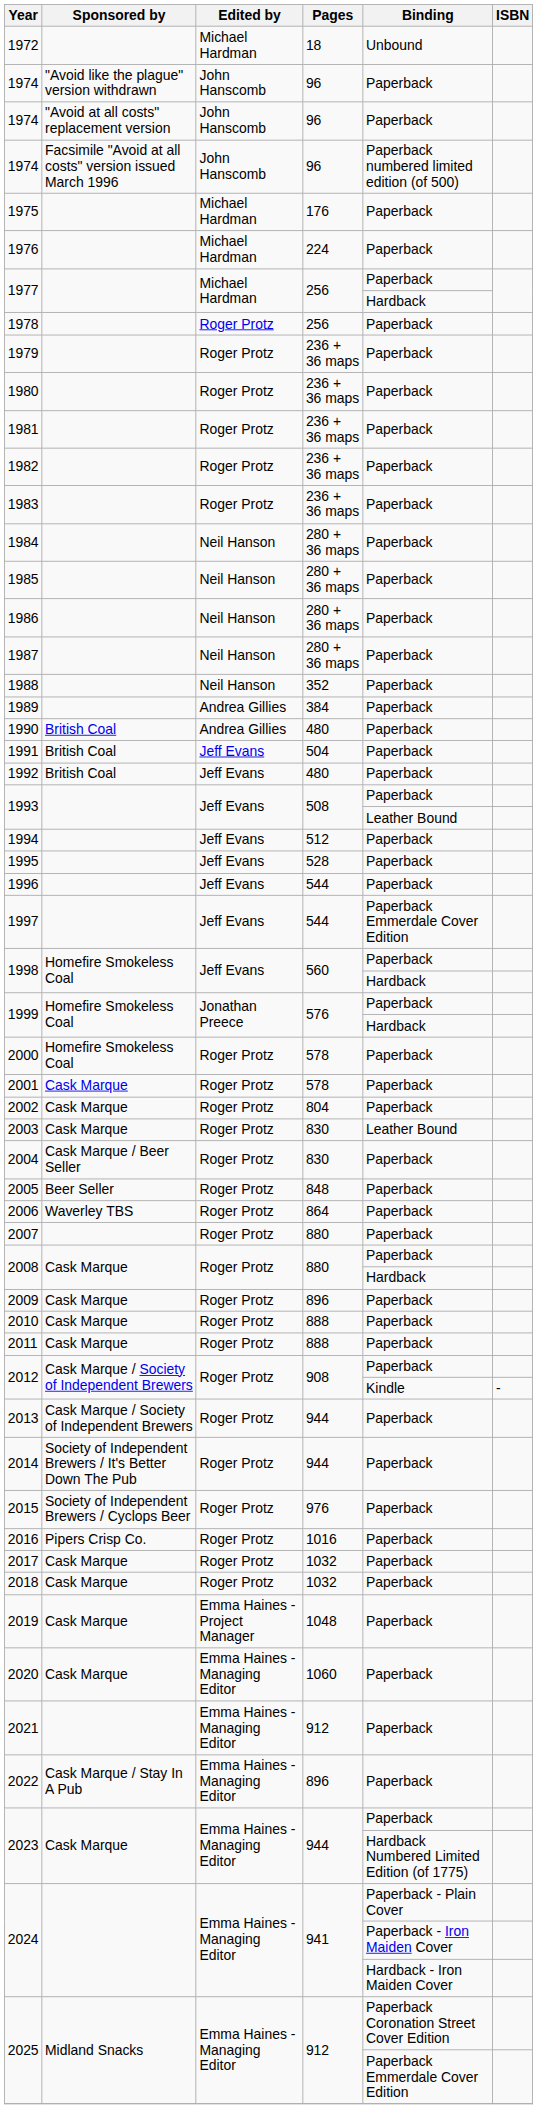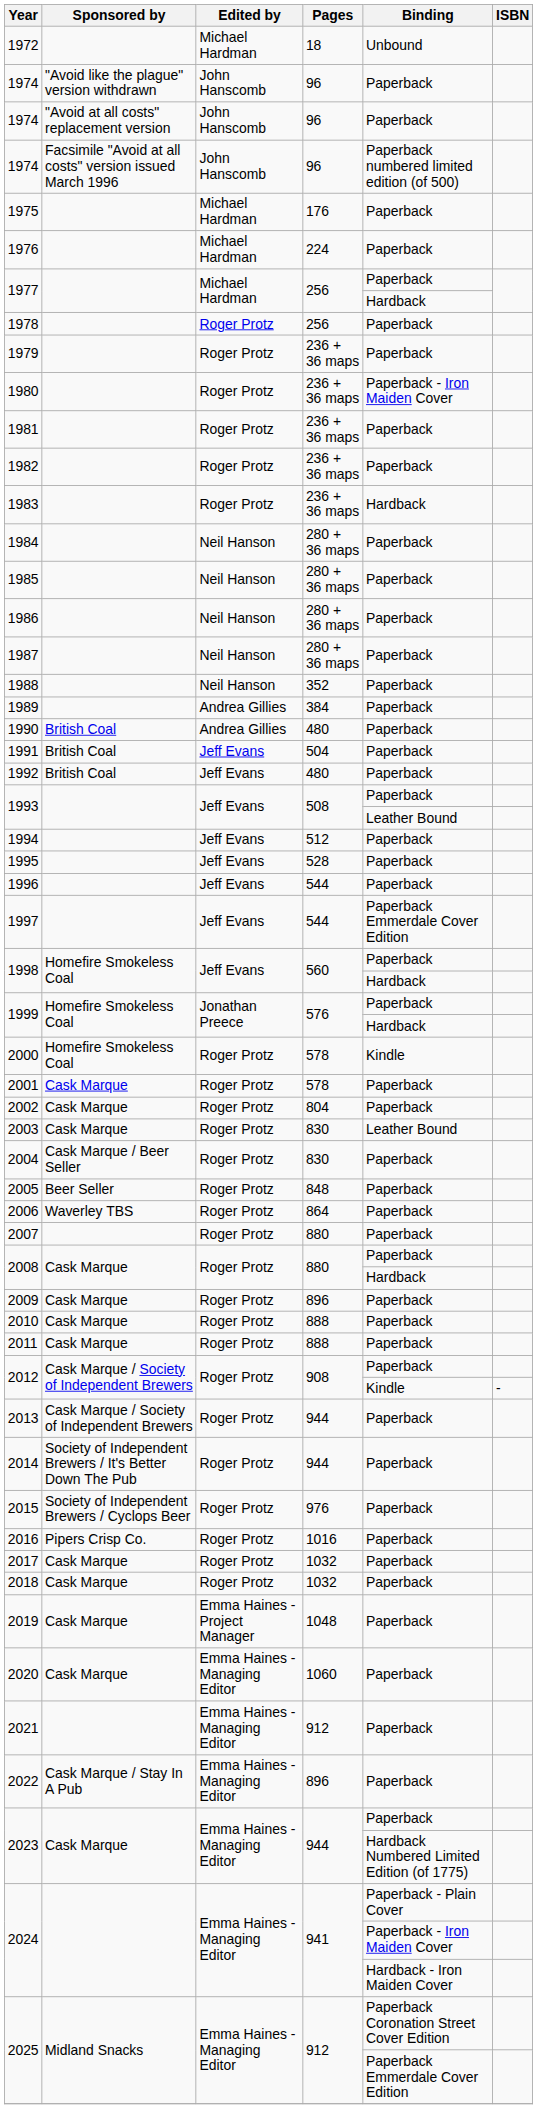(399, 391) Paperback -> (417, 391) Paperback - Iron Maiden Cover
(399, 504) Paperback -> (396, 504) Hardback
(399, 1055) Paperback -> (385, 1055) Kindle
